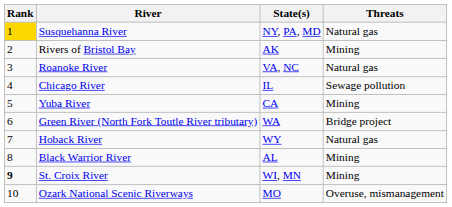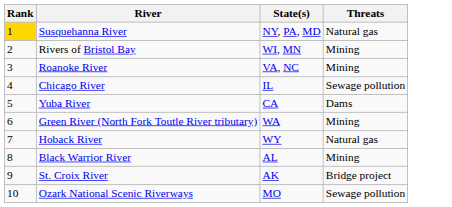(271, 49) AK -> (282, 49) WI, MN
(352, 67) Natural gas -> (343, 67) Mining
(343, 103) Mining -> (339, 103) Dams
(359, 121) Bridge project -> (343, 121) Mining
(10, 175) bold -> (10, 175) normal
(282, 175) WI, MN -> (271, 175) AK
(343, 175) Mining -> (359, 175) Bridge project
(385, 193) Overuse, mismanagement -> (365, 193) Sewage pollution
